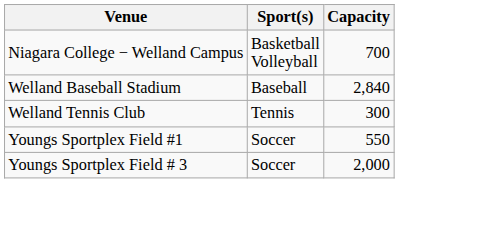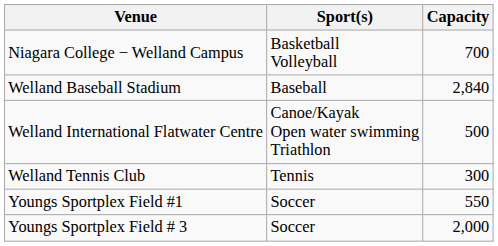+ row: (136, 131)
